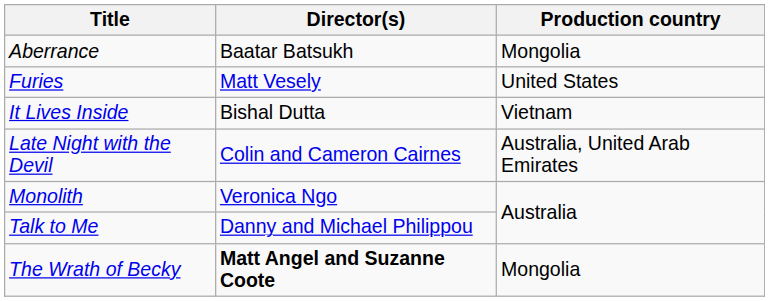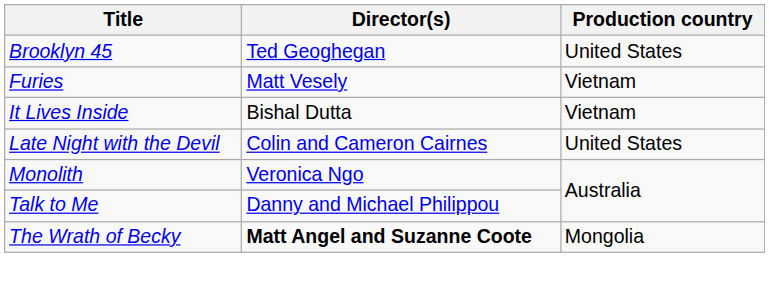- row: (54, 50)
+ row: (61, 50)
(560, 81) United States -> (600, 81) Vietnam
(595, 154) Australia, United Arab Emirates -> (623, 143) United States
